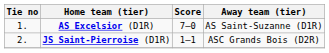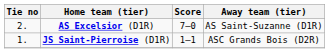(22, 26) 1. -> (22, 26) 2.
(22, 40) 2. -> (22, 40) 1.
